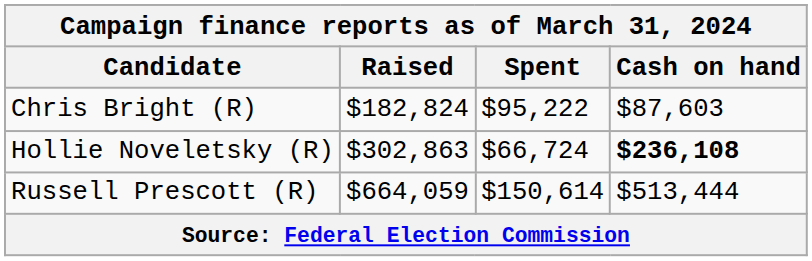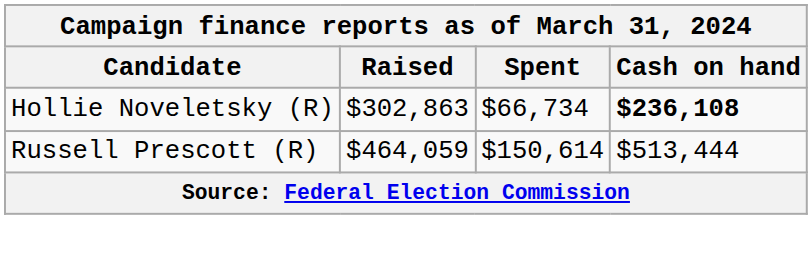- row: (134, 109)
(535, 151) $66,724 -> (535, 109) $66,734
(407, 193) $664,059 -> (407, 151) $464,059
